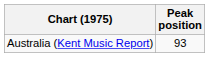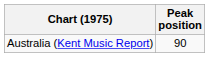(180, 43) 93 -> (180, 43) 90
